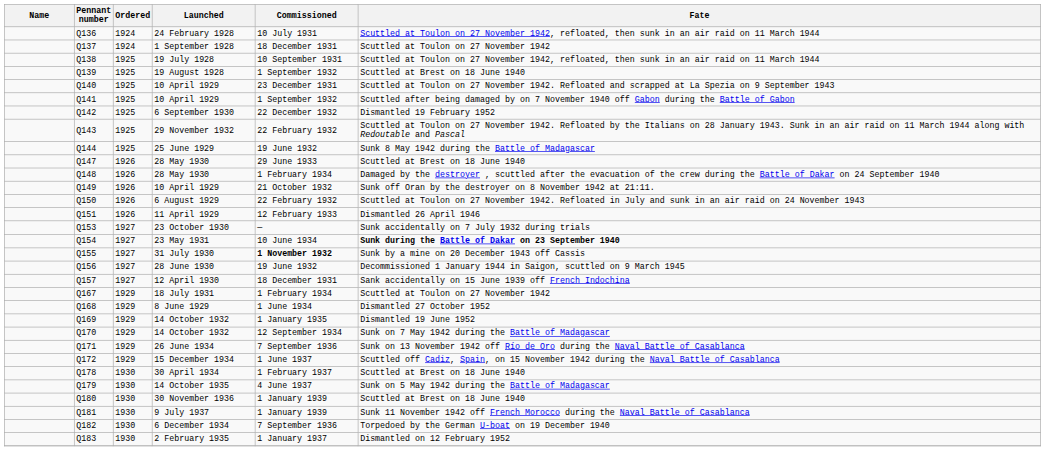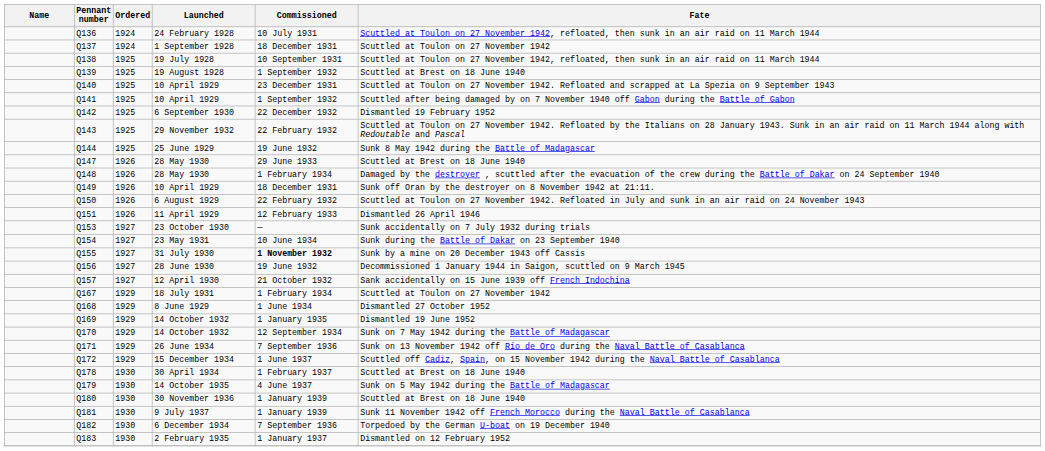(295, 188) 21 October 1932 -> (297, 188) 18 December 1931
(490, 241) bold -> (490, 241) normal
(297, 280) 18 December 1931 -> (295, 280) 21 October 1932
